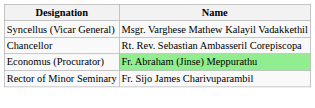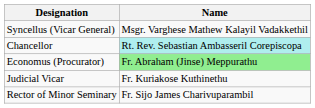(212, 45) no background -> (212, 45) paleturquoise background
+ row: (35, 78)
